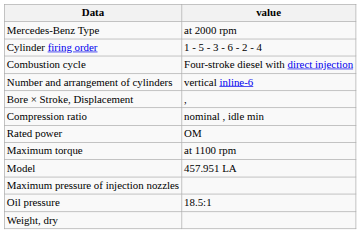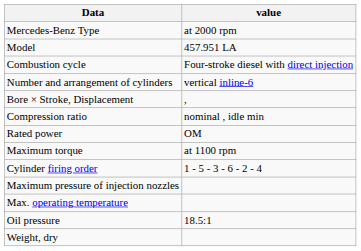rows swapped: (21, 168) <-> (52, 47)
+ row: (67, 202)
